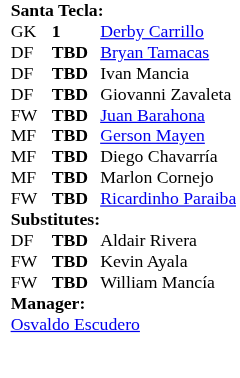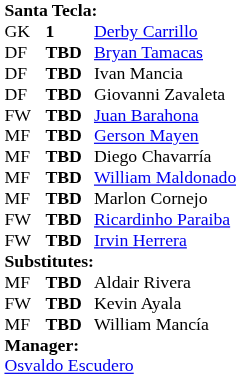+ row: (165, 177)
+ row: (140, 240)
(22, 240) DF -> (17, 282) MF
(24, 282) FW -> (17, 323) MF
